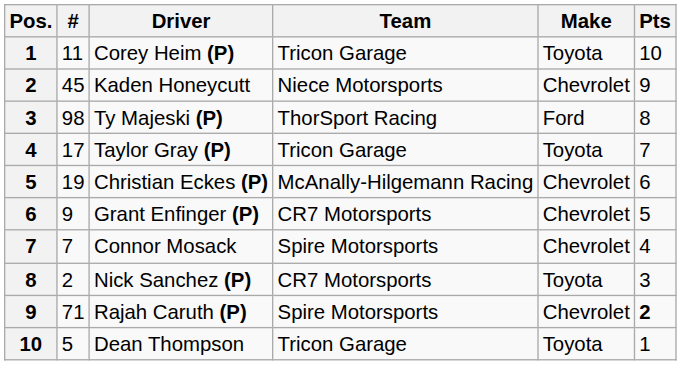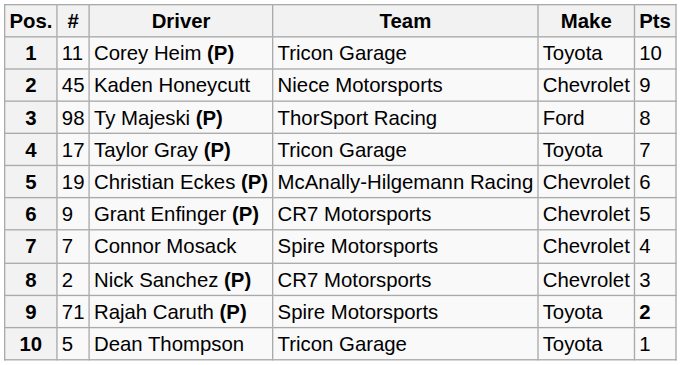(573, 279) Toyota -> (586, 279) Chevrolet
(586, 311) Chevrolet -> (573, 311) Toyota
